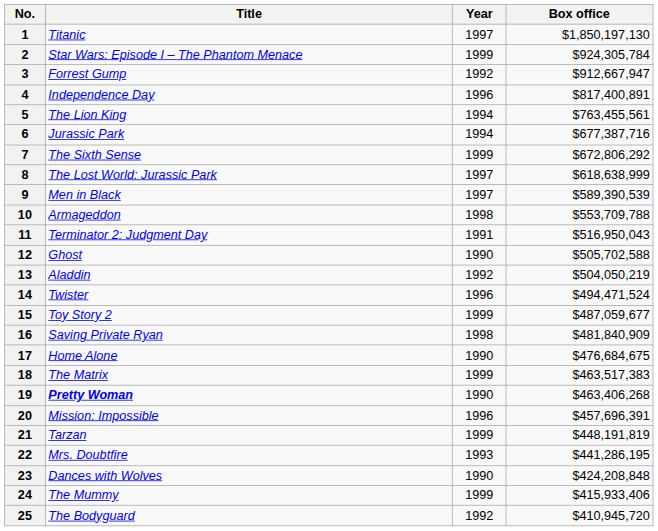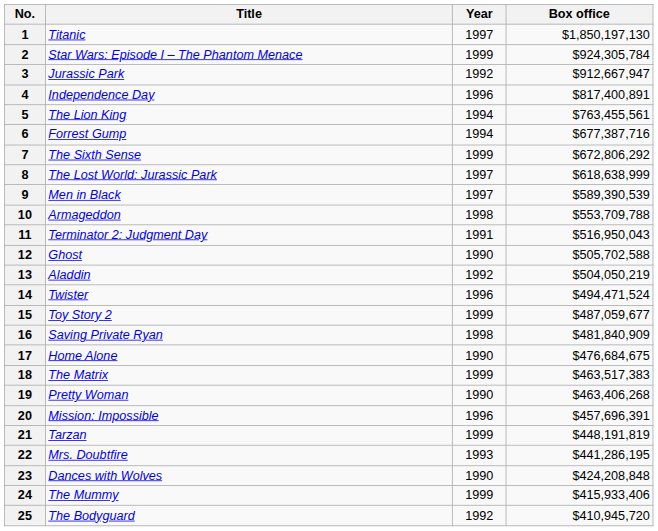(87, 74) Forrest Gump -> (86, 74) Jurassic Park
(86, 134) Jurassic Park -> (87, 134) Forrest Gump
(91, 395) bold -> (88, 395) normal
